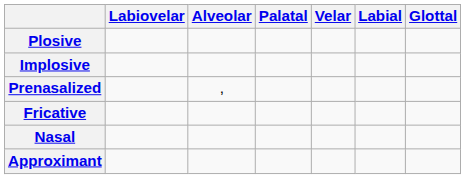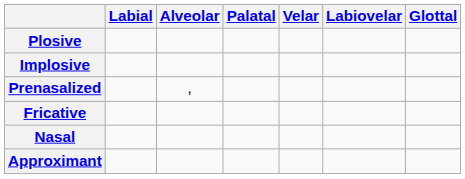columns swapped: (380, 16) <-> (147, 16)
